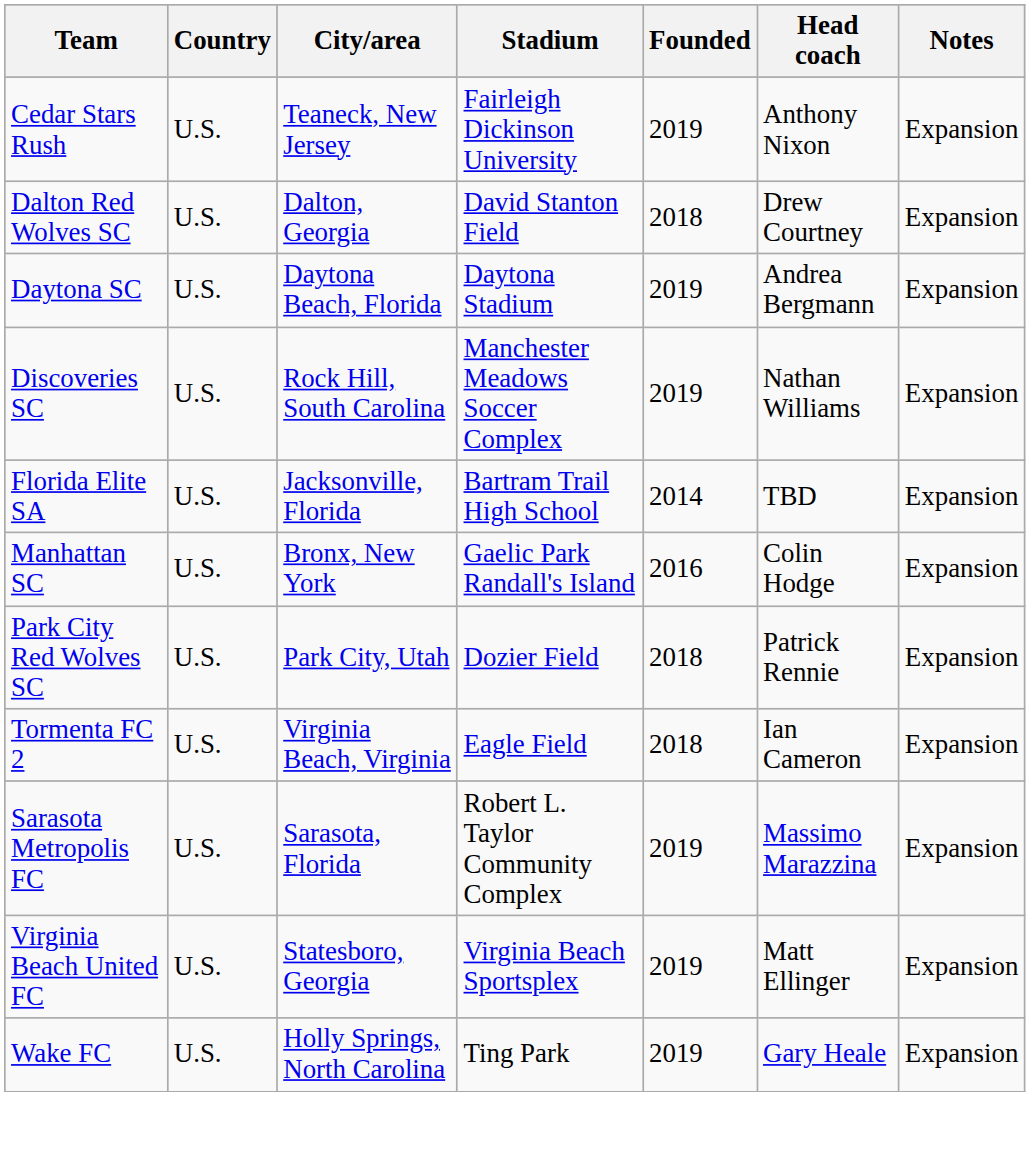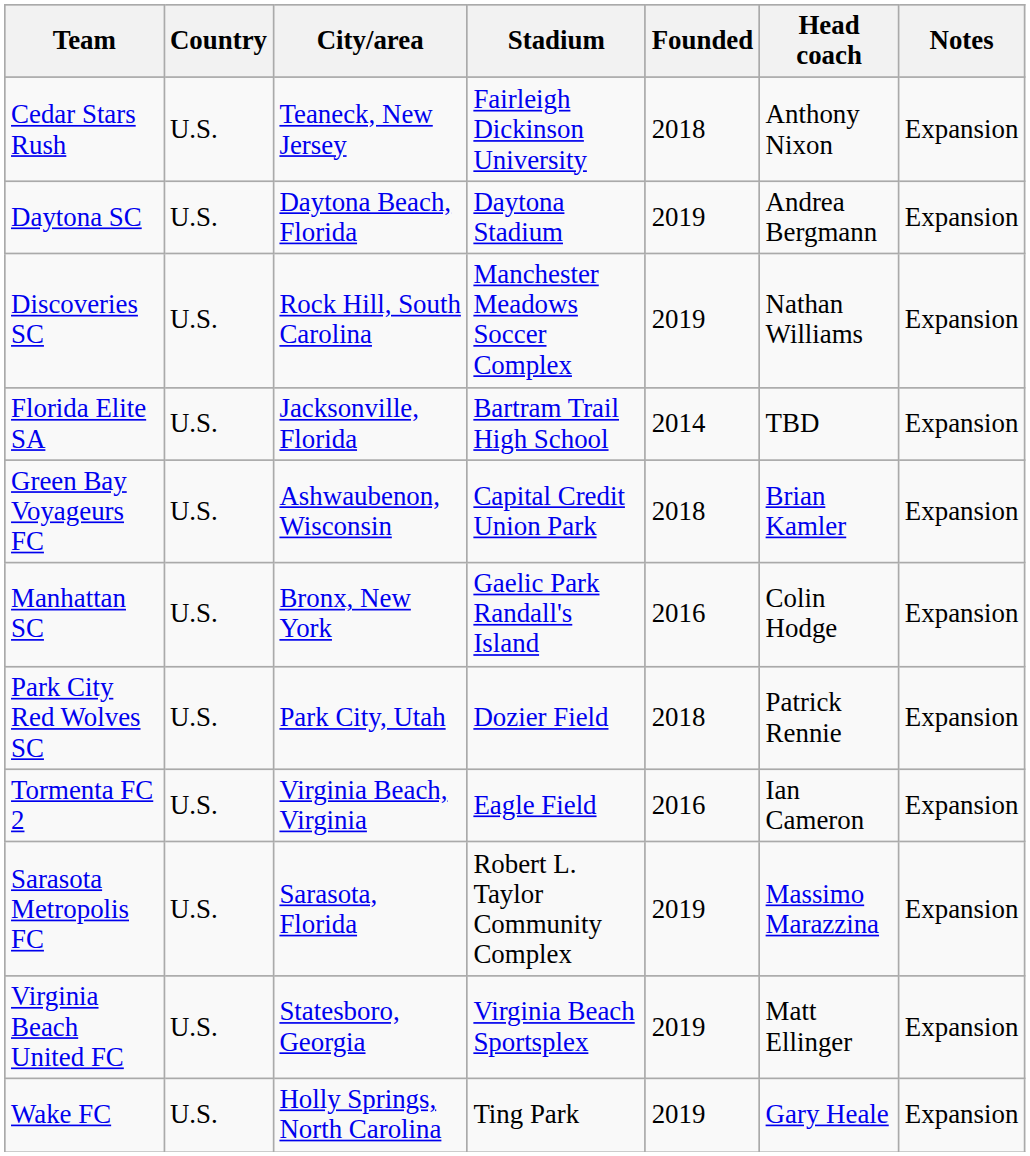(676, 128) 2019 -> (679, 128) 2018
- row: (73, 216)
+ row: (69, 511)
(676, 744) 2018 -> (679, 805) 2016
